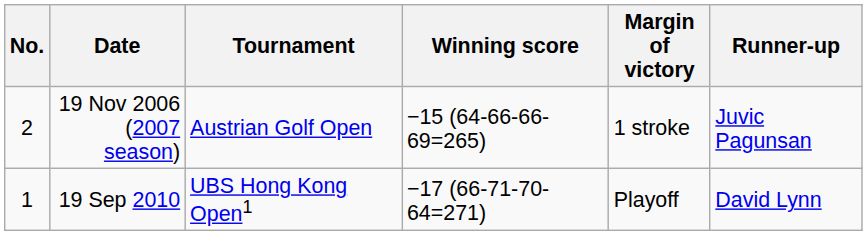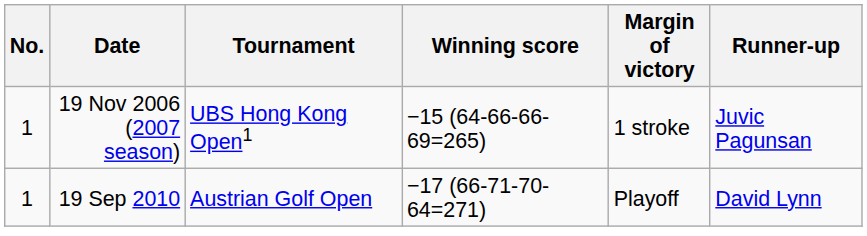(27, 128) 2 -> (27, 128) 1
(281, 128) Austrian Golf Open -> (269, 128) UBS Hong Kong Open1
(269, 200) UBS Hong Kong Open1 -> (281, 198) Austrian Golf Open
